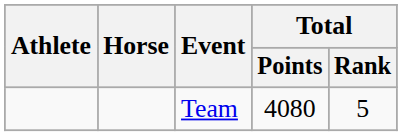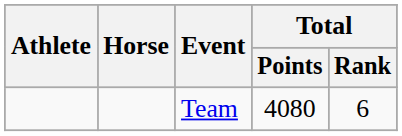(363, 108) 5 -> (363, 108) 6
